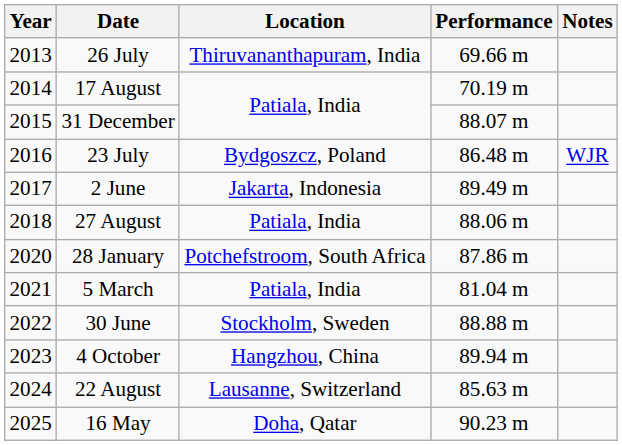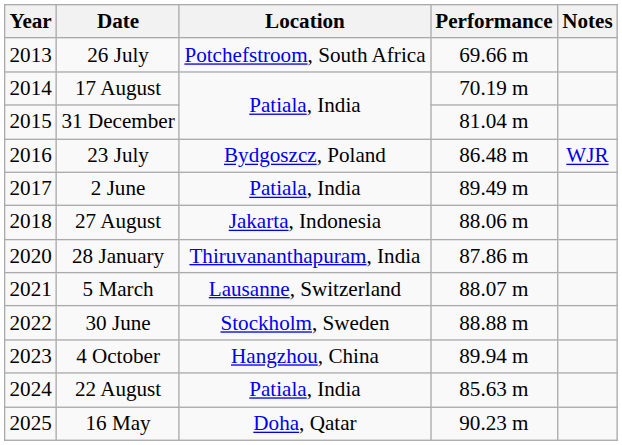(305, 54) Thiruvananthapuram, India -> (305, 54) Potchefstroom, South Africa
(494, 121) 88.07 m -> (494, 121) 81.04 m
(305, 188) Jakarta, Indonesia -> (305, 188) Patiala, India
(305, 222) Patiala, India -> (305, 222) Jakarta, Indonesia
(305, 255) Potchefstroom, South Africa -> (305, 255) Thiruvananthapuram, India
(305, 289) Patiala, India -> (305, 289) Lausanne, Switzerland
(494, 289) 81.04 m -> (494, 289) 88.07 m
(305, 389) Lausanne, Switzerland -> (305, 389) Patiala, India
